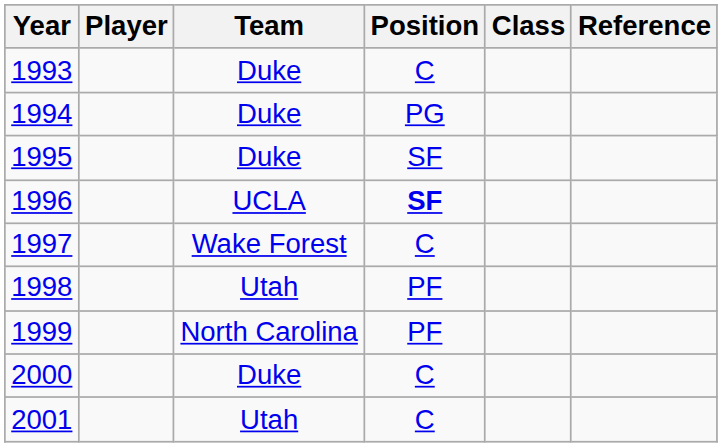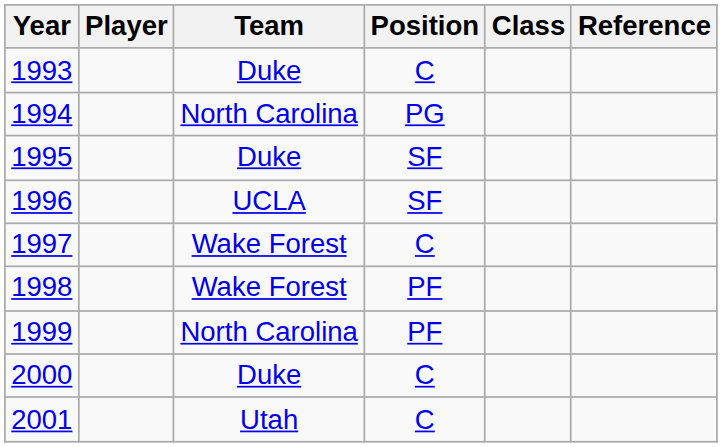(269, 113) Duke -> (269, 113) North Carolina
(425, 200) bold -> (425, 200) normal
(269, 288) Utah -> (269, 288) Wake Forest
